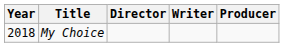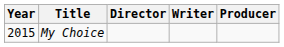(21, 33) 2018 -> (21, 33) 2015
